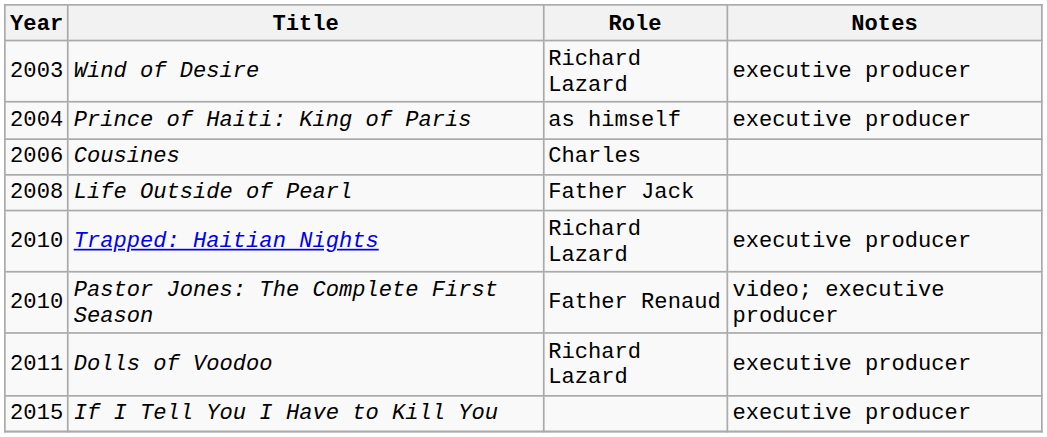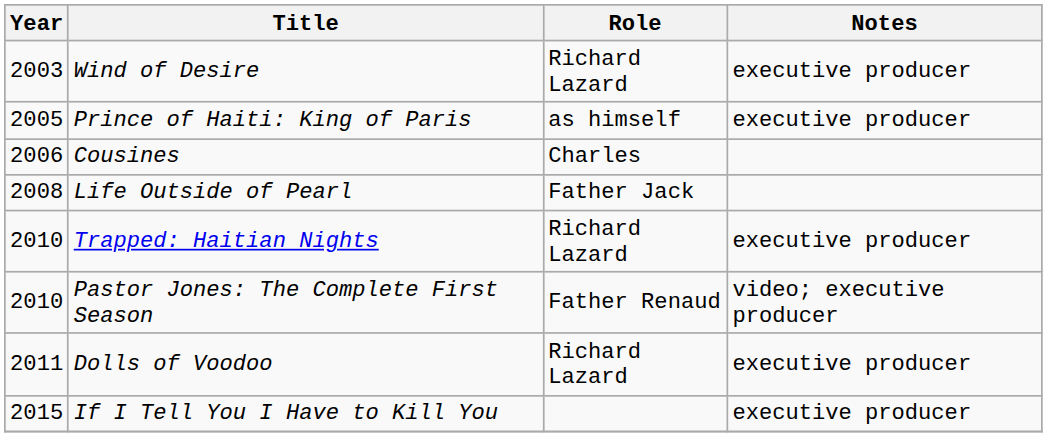(37, 120) 2004 -> (37, 120) 2005
